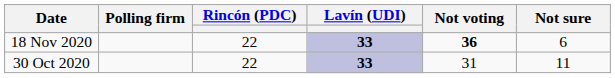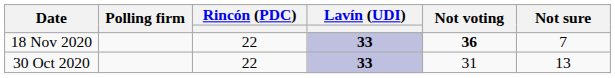(563, 43) 6 -> (563, 43) 7
(563, 63) 11 -> (563, 63) 13
